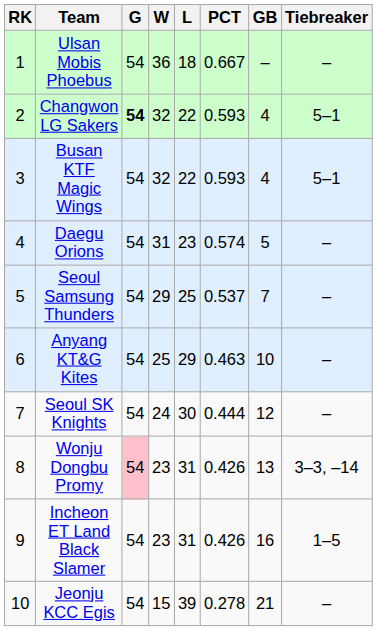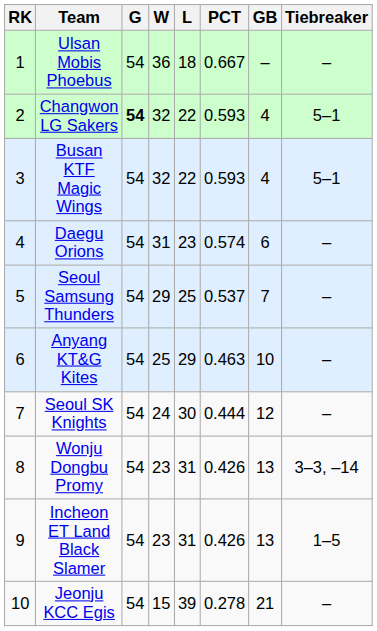(265, 242) 5 -> (265, 242) 6
(135, 467) pink background -> (135, 467) no background
(265, 540) 16 -> (265, 540) 13
